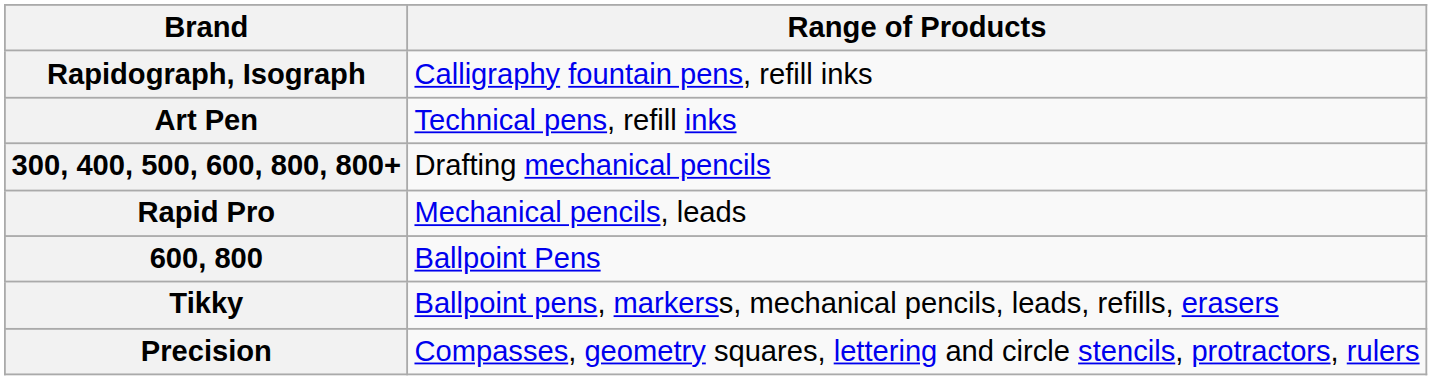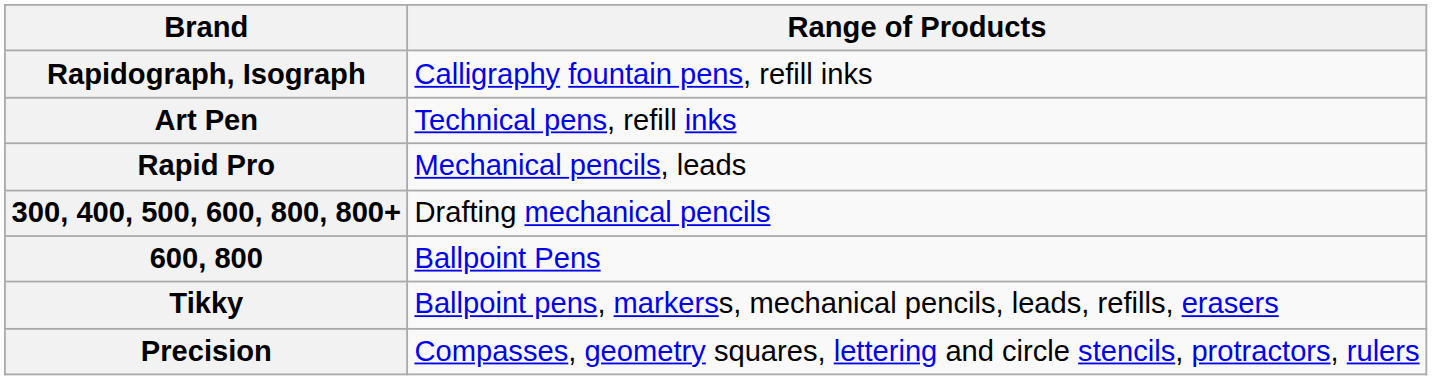rows swapped: (206, 212) <-> (206, 166)
